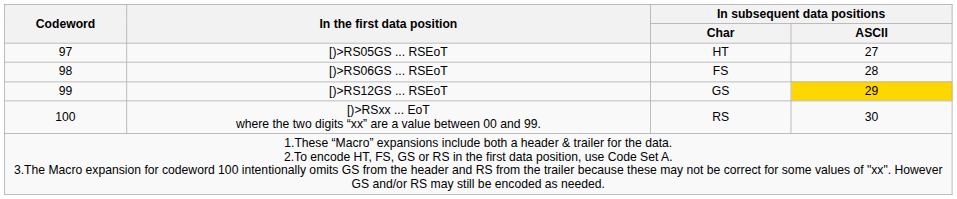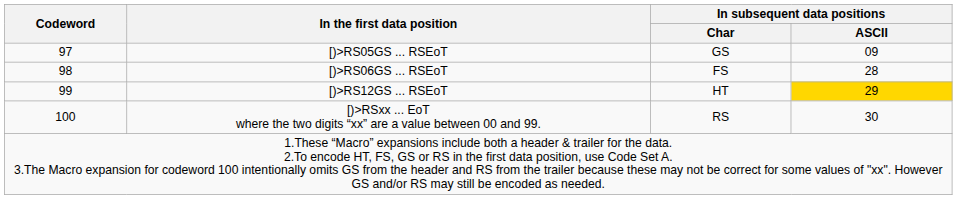(721, 52) HT -> (721, 52) GS
(872, 52) 27 -> (872, 52) 09
(721, 91) GS -> (721, 91) HT
